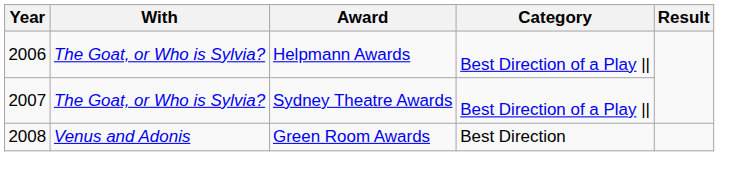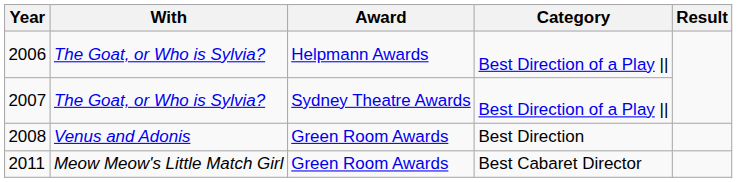+ row: (27, 163)
